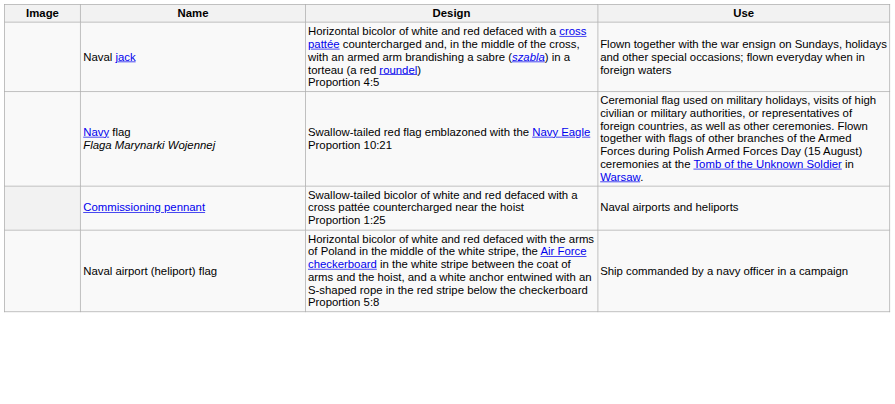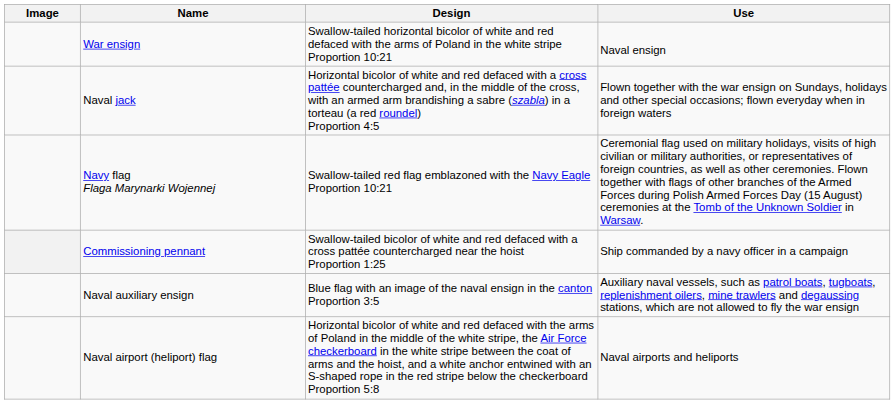+ row: (112, 44)
(669, 208) Naval airports and heliports -> (724, 251) Ship commanded by a navy officer in a campaign
+ row: (138, 295)
(724, 270) Ship commanded by a navy officer in a campaign -> (669, 358) Naval airports and heliports
